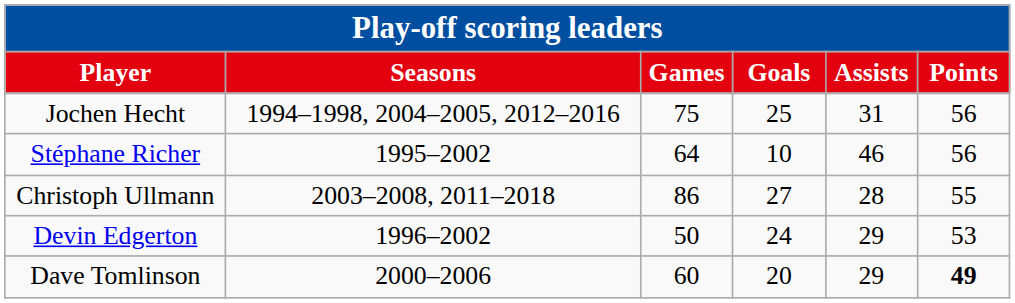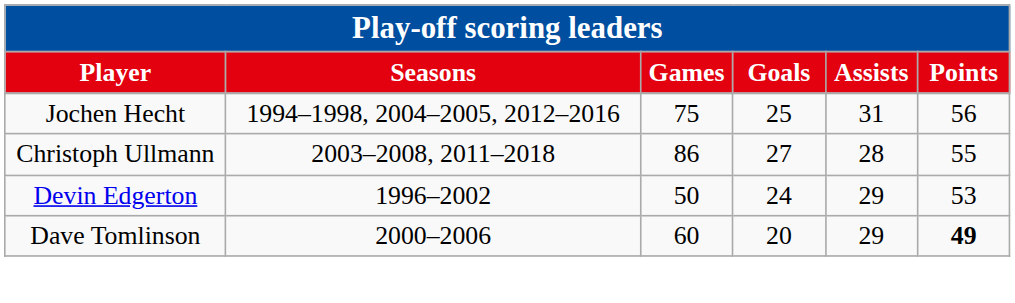- row: (115, 153)
